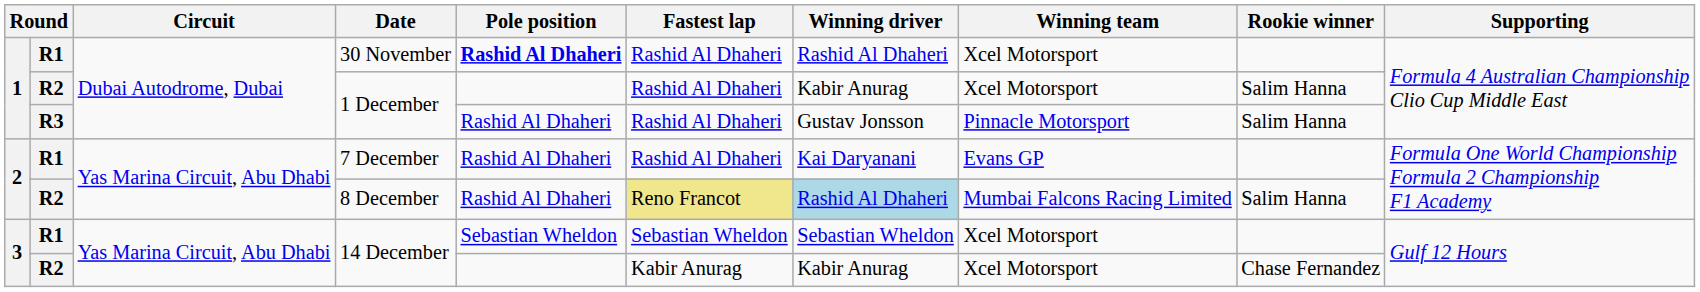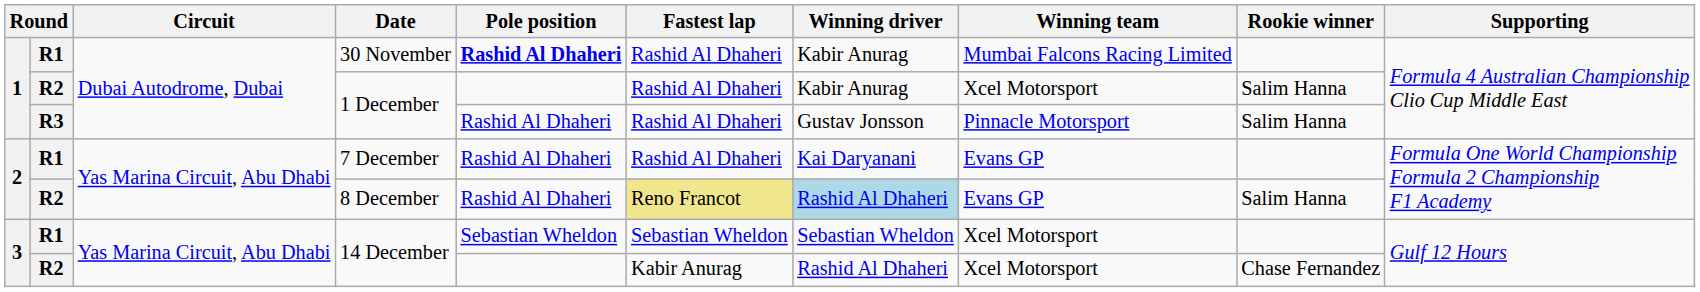(873, 54) Rashid Al Dhaheri -> (853, 54) Kabir Anurag
(1031, 54) Xcel Motorsport -> (1098, 54) Mumbai Falcons Racing Limited
(1098, 198) Mumbai Falcons Racing Limited -> (1004, 198) Evans GP
(853, 269) Kabir Anurag -> (873, 269) Rashid Al Dhaheri
